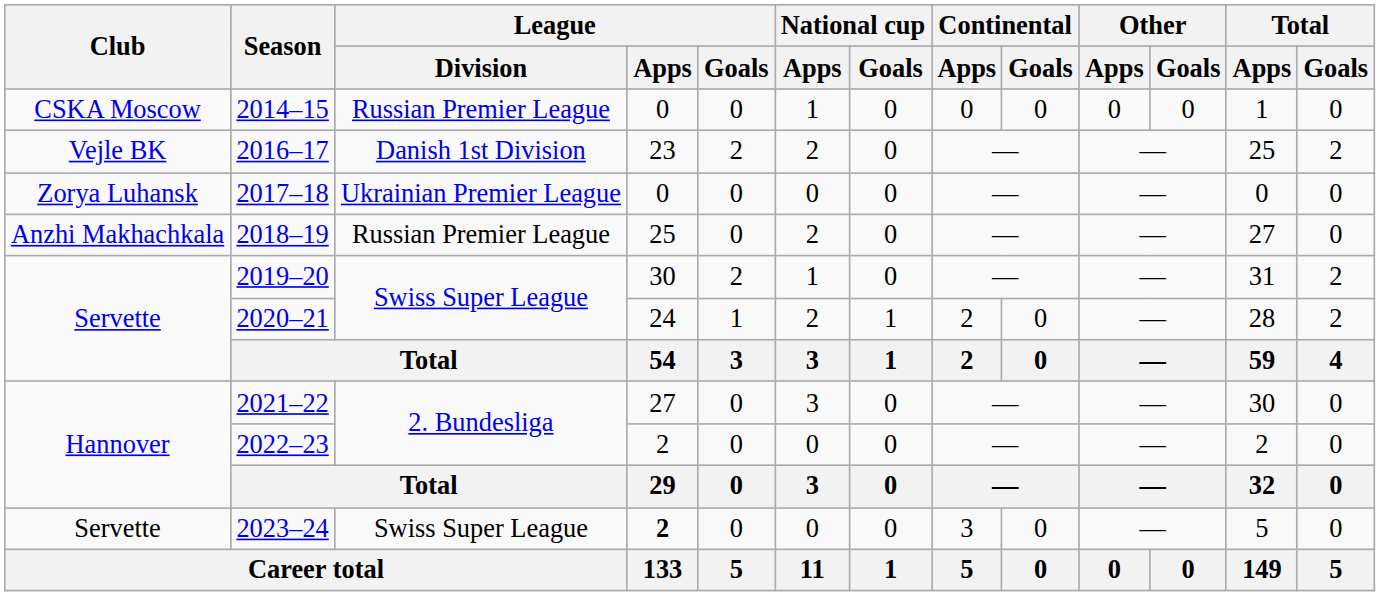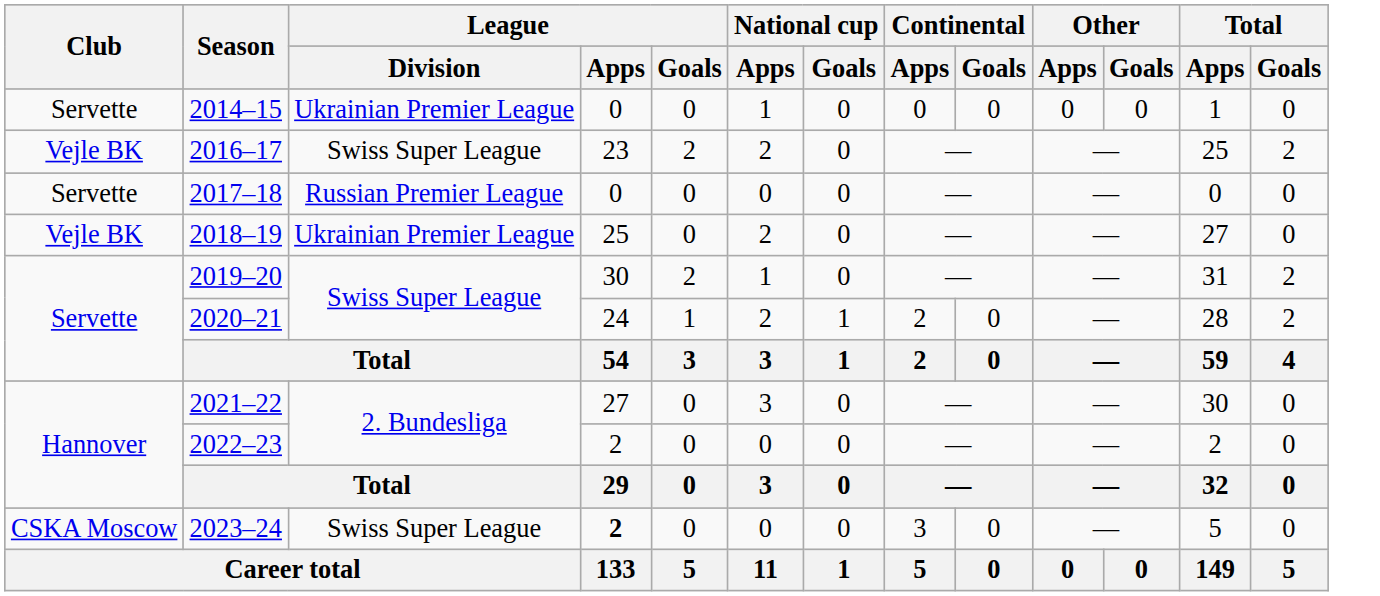(118, 109) CSKA Moscow -> (94, 109) Servette
(481, 109) Russian Premier League -> (434, 109) Ukrainian Premier League
(481, 151) Danish 1st Division -> (434, 151) Swiss Super League
(118, 192) Zorya Luhansk -> (94, 192) Servette
(481, 192) Ukrainian Premier League -> (434, 192) Russian Premier League
(118, 234) Anzhi Makhachkala -> (94, 234) Vejle BK
(481, 234) Russian Premier League -> (434, 234) Ukrainian Premier League
(118, 527) Servette -> (94, 527) CSKA Moscow
